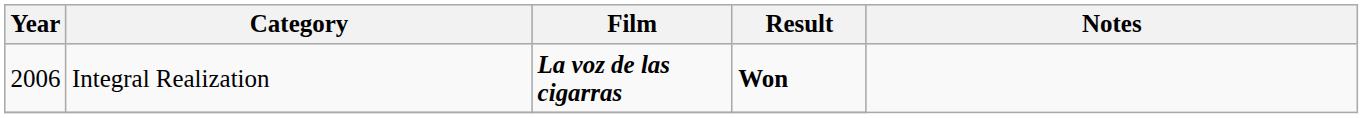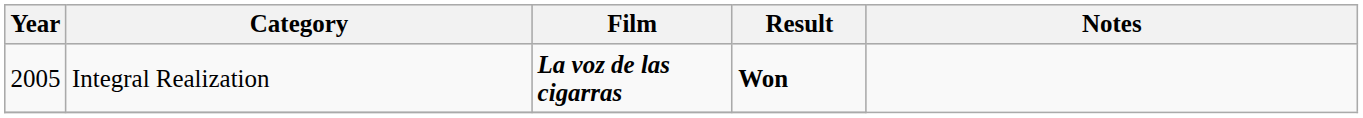(35, 77) 2006 -> (35, 77) 2005
